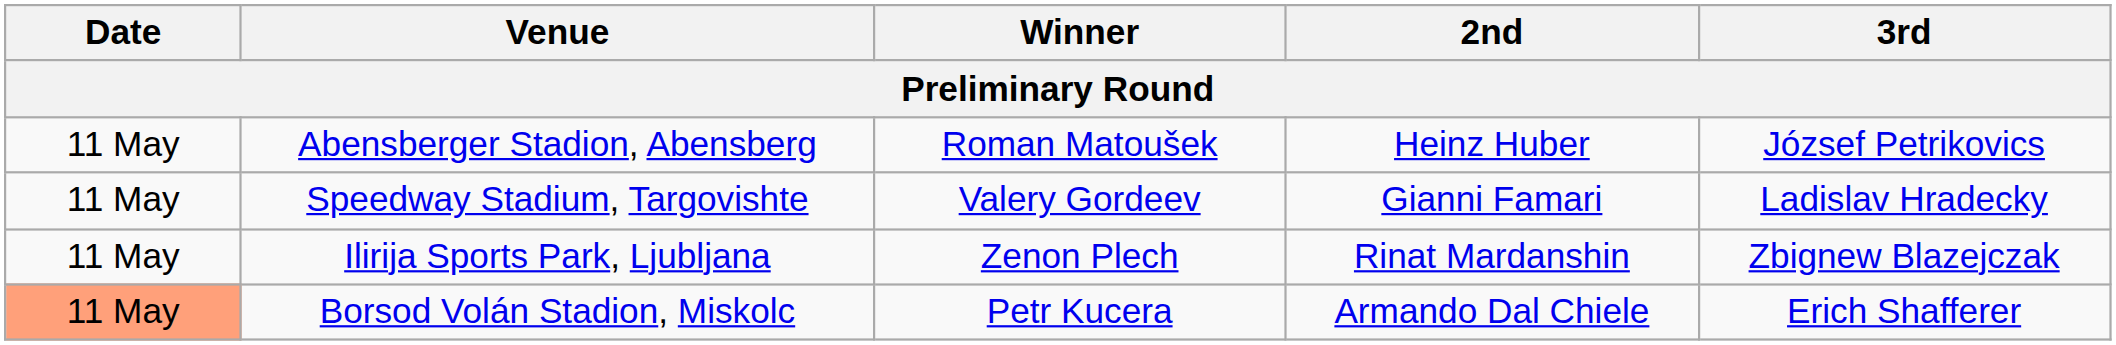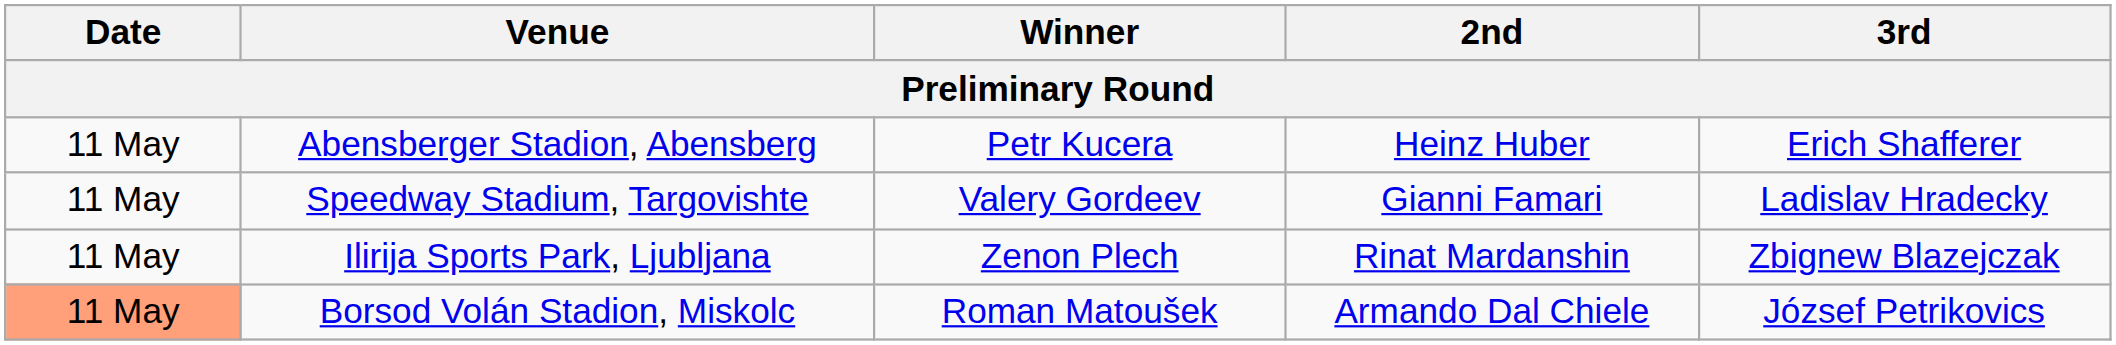(1080, 144) Roman Matoušek -> (1080, 144) Petr Kucera
(1904, 144) József Petrikovics -> (1904, 144) Erich Shafferer
(1080, 311) Petr Kucera -> (1080, 311) Roman Matoušek
(1904, 311) Erich Shafferer -> (1904, 311) József Petrikovics
